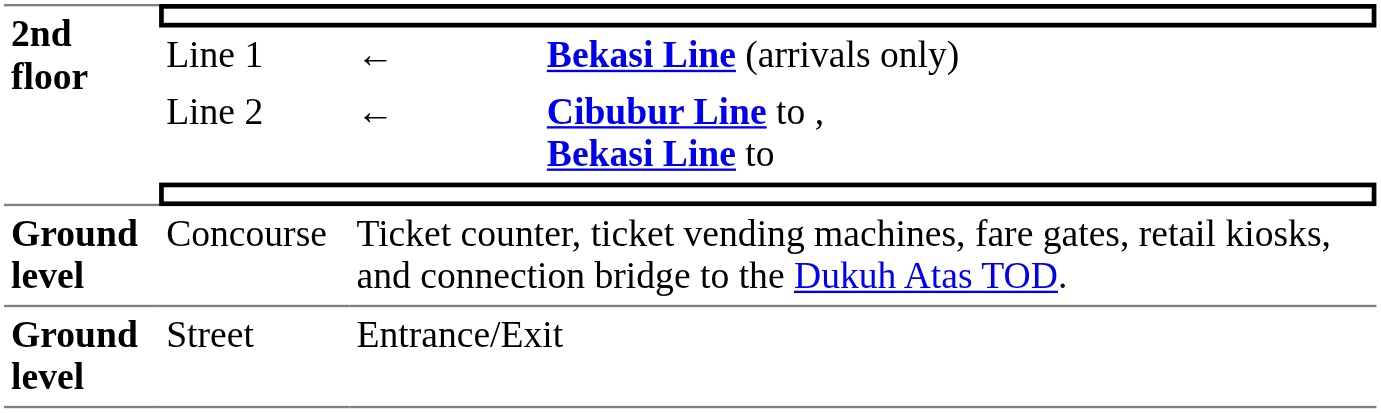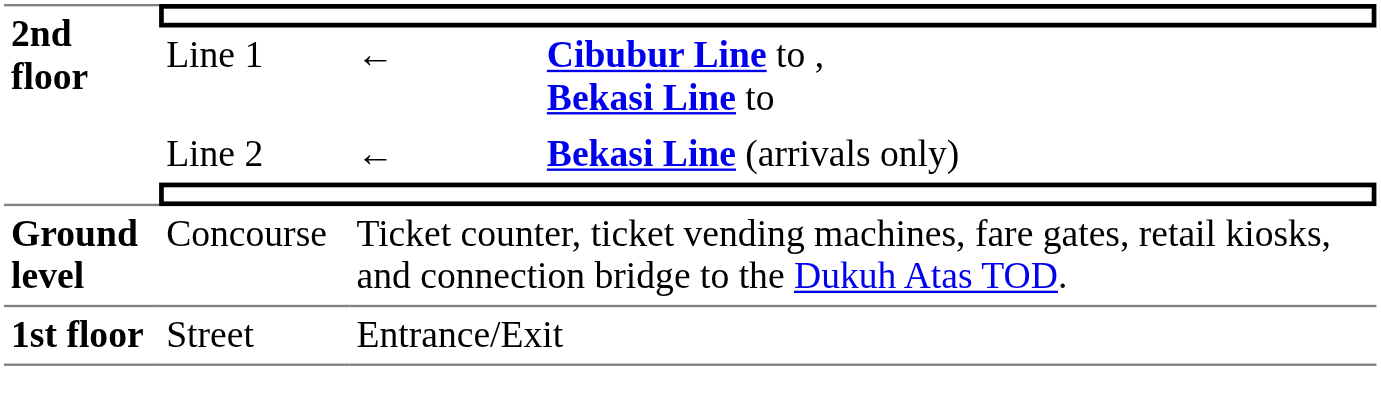(753, 55) Bekasi Line (arrivals only) -> (685, 76) Cibubur Line to , Bekasi Line to
(685, 132) Cibubur Line to , Bekasi Line to -> (753, 153) Bekasi Line (arrivals only)
(74, 355) Ground level -> (77, 334) 1st floor
